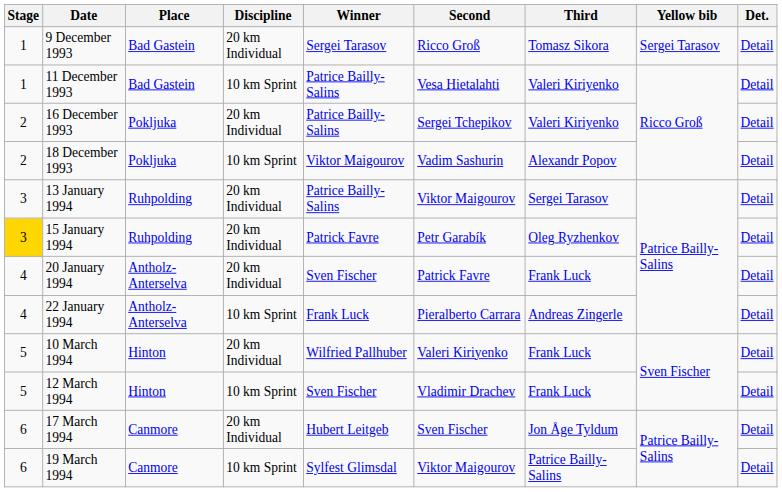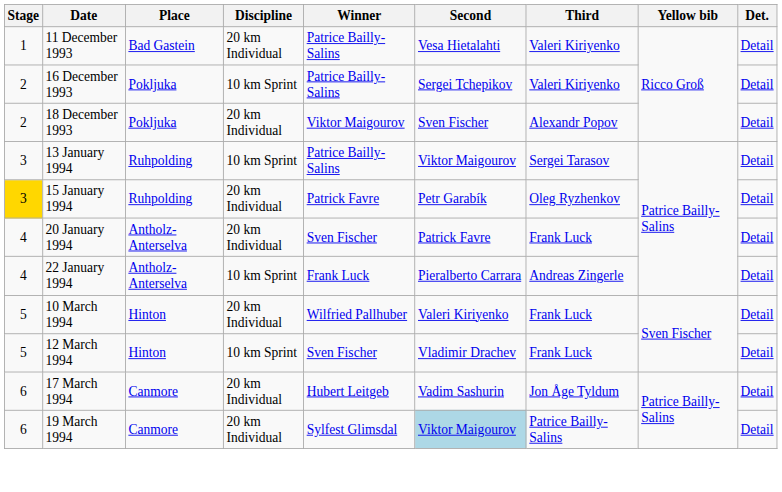- row: (78, 46)
(261, 84) 10 km Sprint -> (254, 46) 20 km Individual
(254, 122) 20 km Individual -> (262, 84) 10 km Sprint
(261, 161) 10 km Sprint -> (254, 122) 20 km Individual
(460, 161) Vadim Sashurin -> (453, 122) Sven Fischer
(254, 199) 20 km Individual -> (262, 161) 10 km Sprint
(452, 429) Sven Fischer -> (461, 391) Vadim Sashurin
(261, 467) 10 km Sprint -> (254, 429) 20 km Individual
(466, 467) no background -> (467, 429) lightblue background
